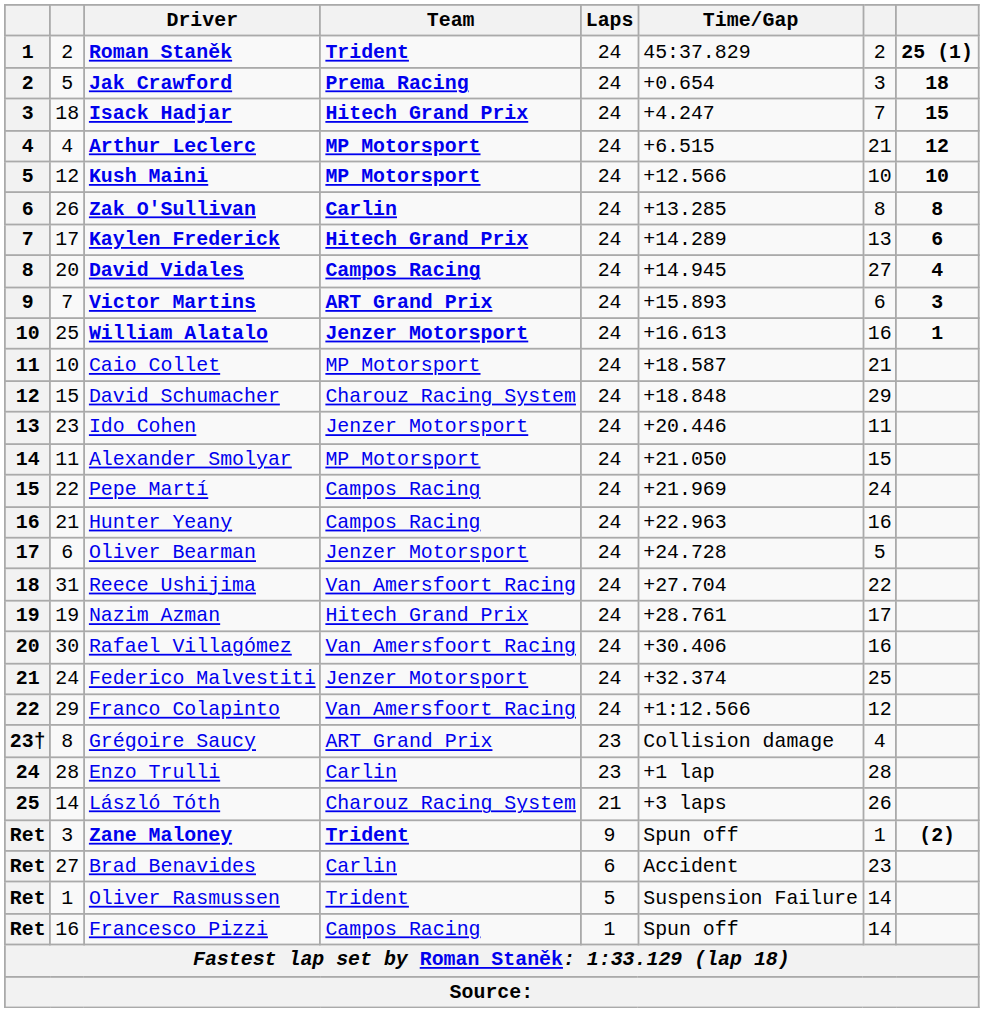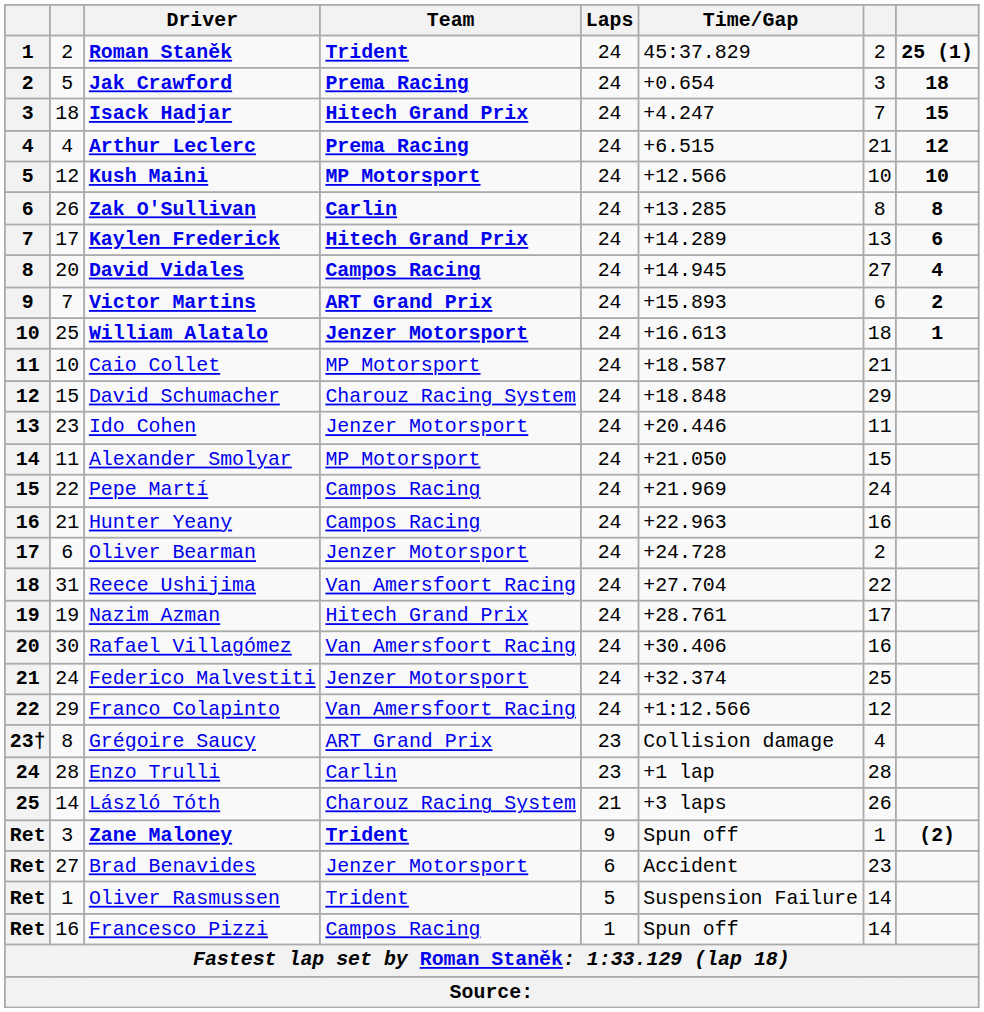(403, 146) MP Motorsport -> (397, 146) Prema Racing
(937, 303) 3 -> (937, 303) 2
(880, 334) 16 -> (880, 334) 18
(880, 553) 5 -> (880, 553) 2
(361, 867) Carlin -> (427, 867) Jenzer Motorsport
